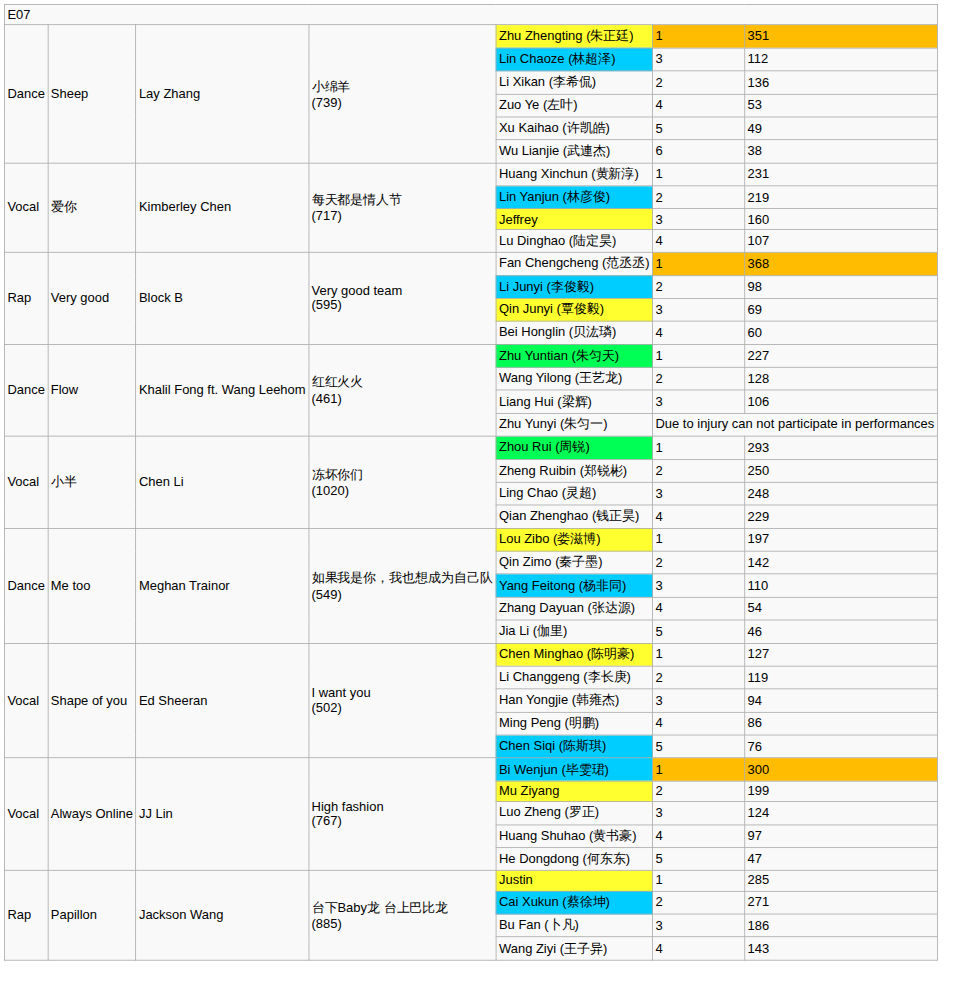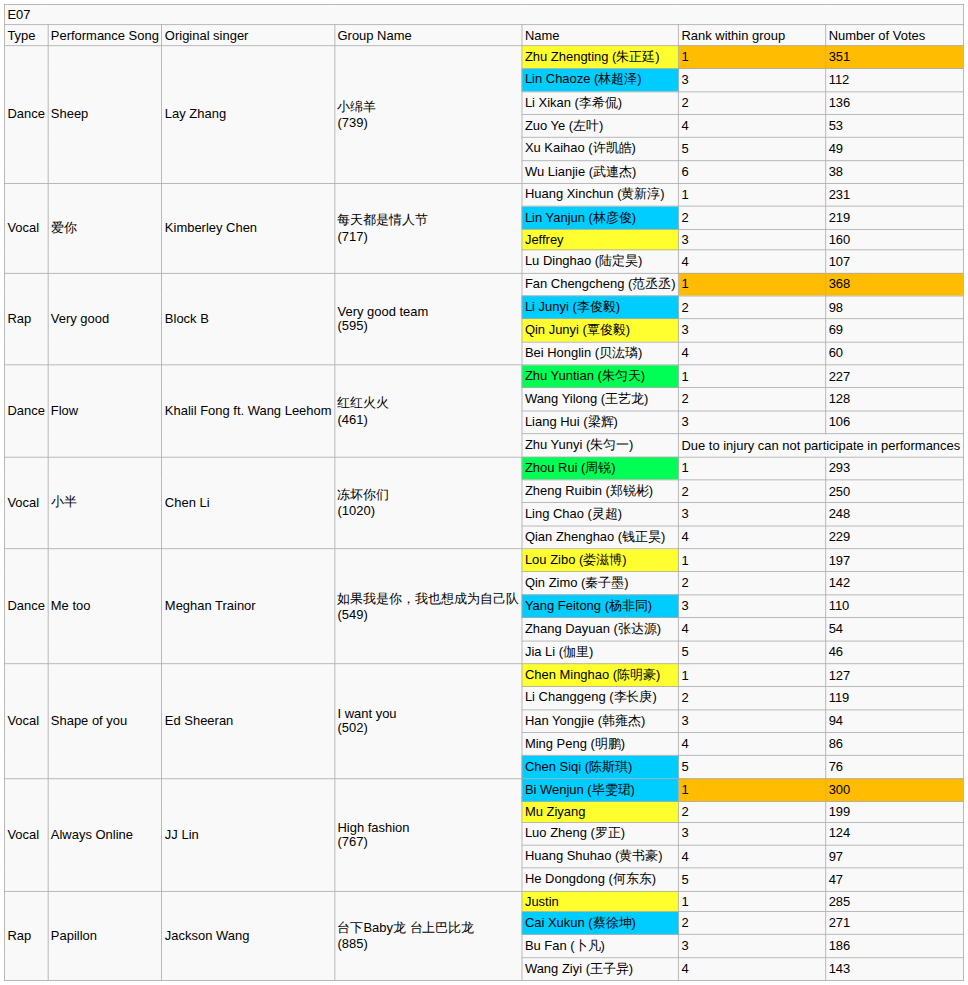+ row: (105, 35)
